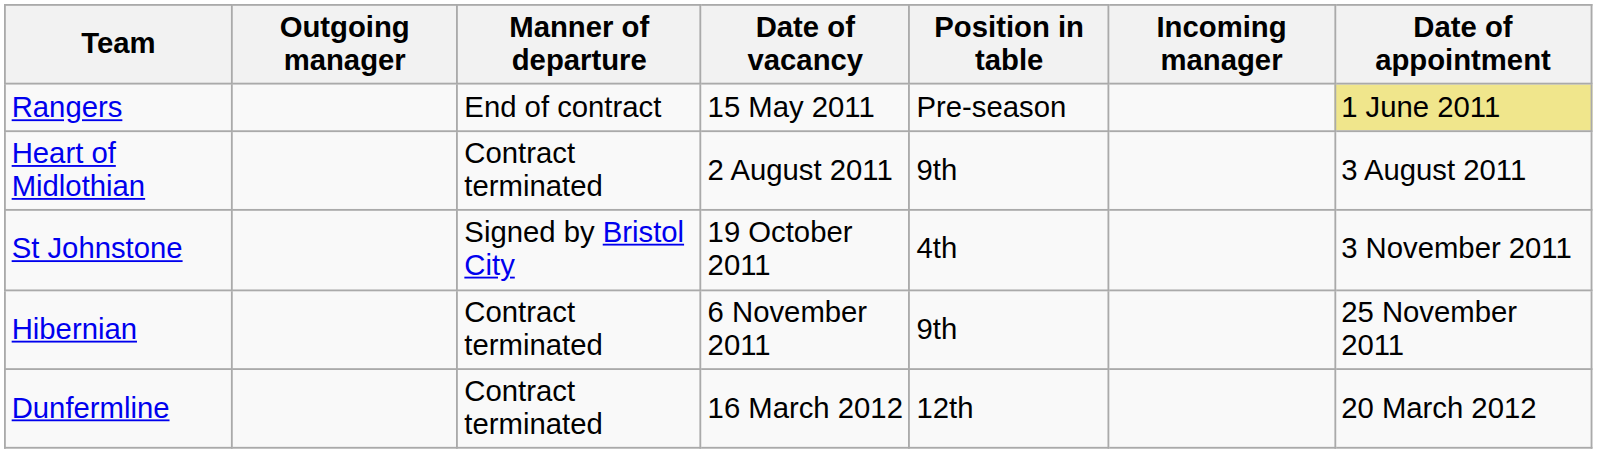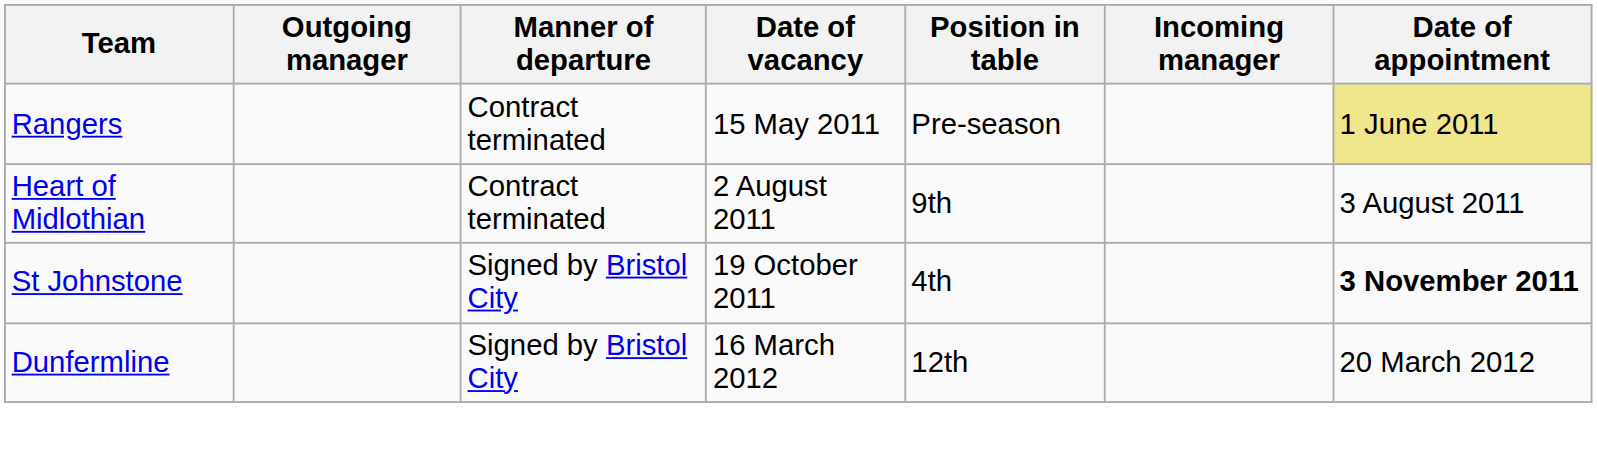(563, 107) End of contract -> (537, 123) Contract terminated
(1456, 249) normal -> (1459, 282) bold
- row: (74, 328)
(534, 408) Contract terminated -> (577, 361) Signed by Bristol City
